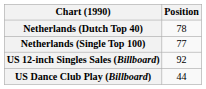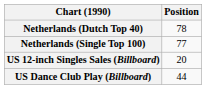(182, 60) 92 -> (182, 60) 20
